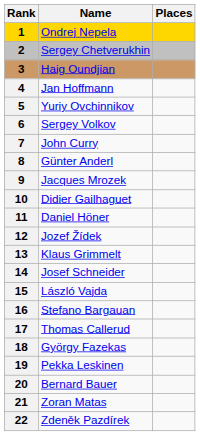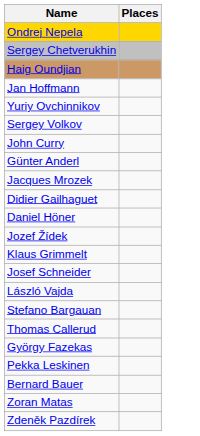- column: (21, 13)
